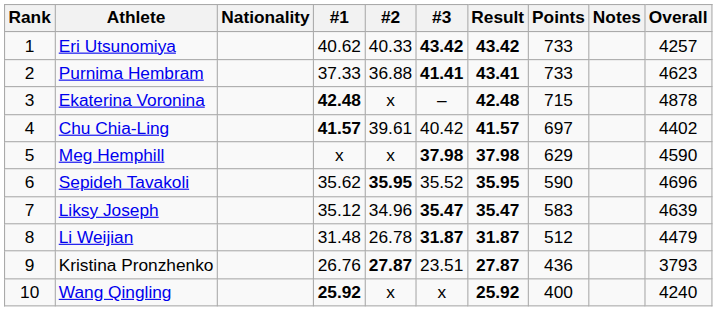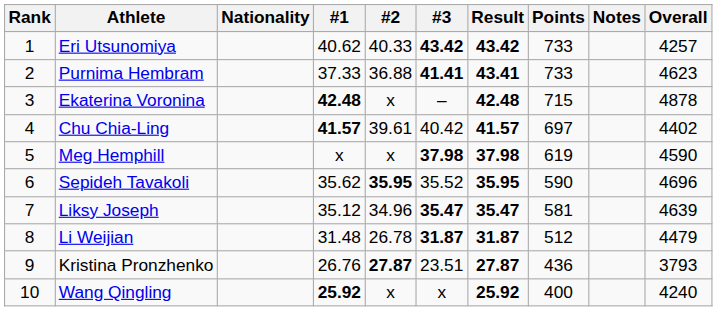(558, 155) 629 -> (558, 155) 619
(558, 210) 583 -> (558, 210) 581
